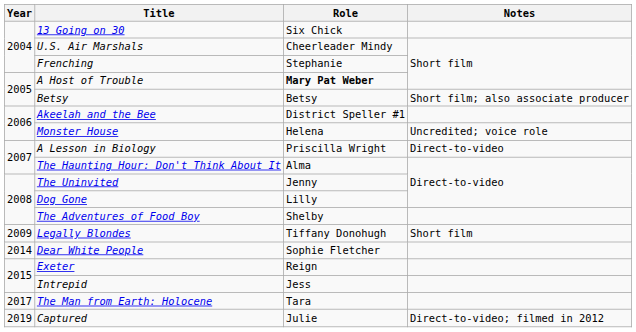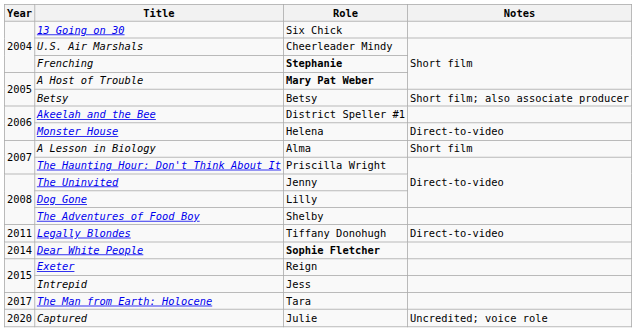(314, 64) normal -> (314, 64) bold
(479, 132) Uncredited; voice role -> (457, 132) Direct-to-video
(336, 148) Priscilla Wright -> (299, 148) Alma
(457, 148) Direct-to-video -> (441, 148) Short film
(299, 165) Alma -> (336, 165) Priscilla Wright
(19, 233) 2009 -> (19, 233) 2011
(441, 233) Short film -> (457, 233) Direct-to-video
(333, 250) normal -> (333, 250) bold
(19, 318) 2019 -> (19, 318) 2020
(507, 318) Direct-to-video; filmed in 2012 -> (479, 318) Uncredited; voice role
